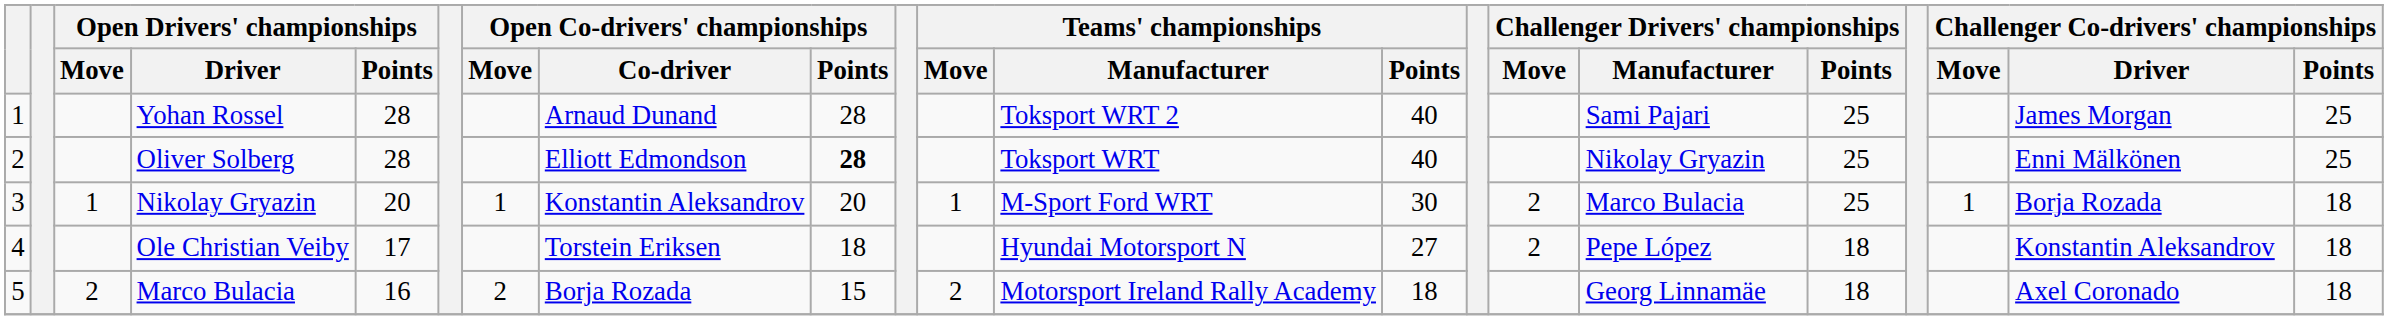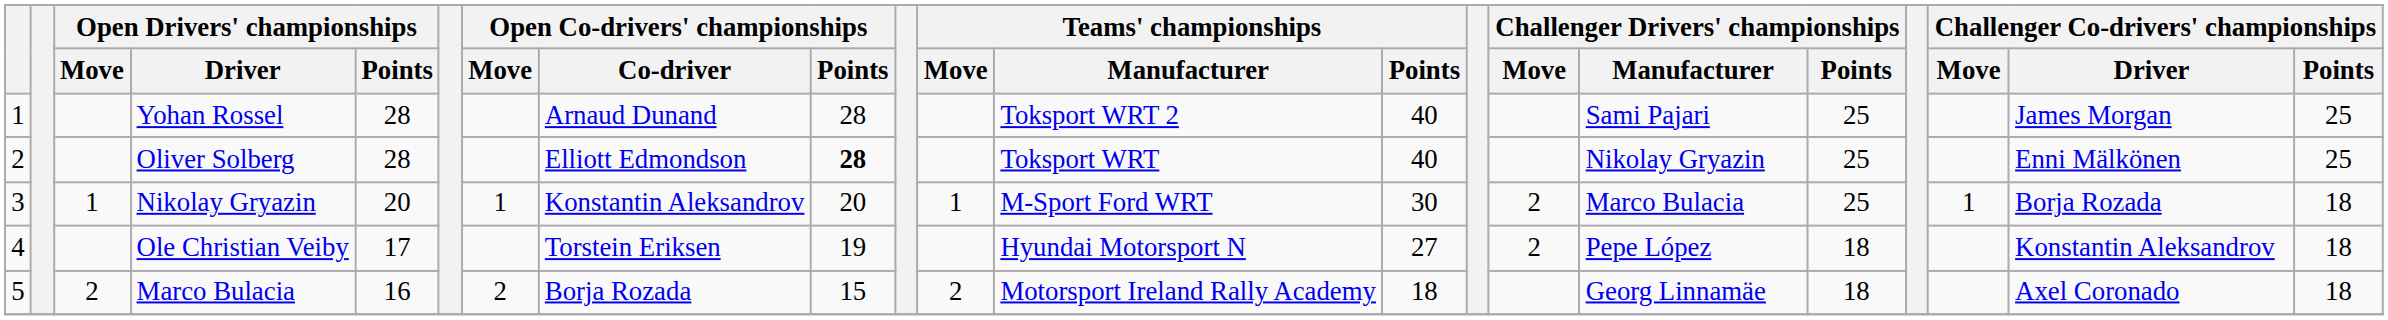(853, 247) 18 -> (853, 247) 19
